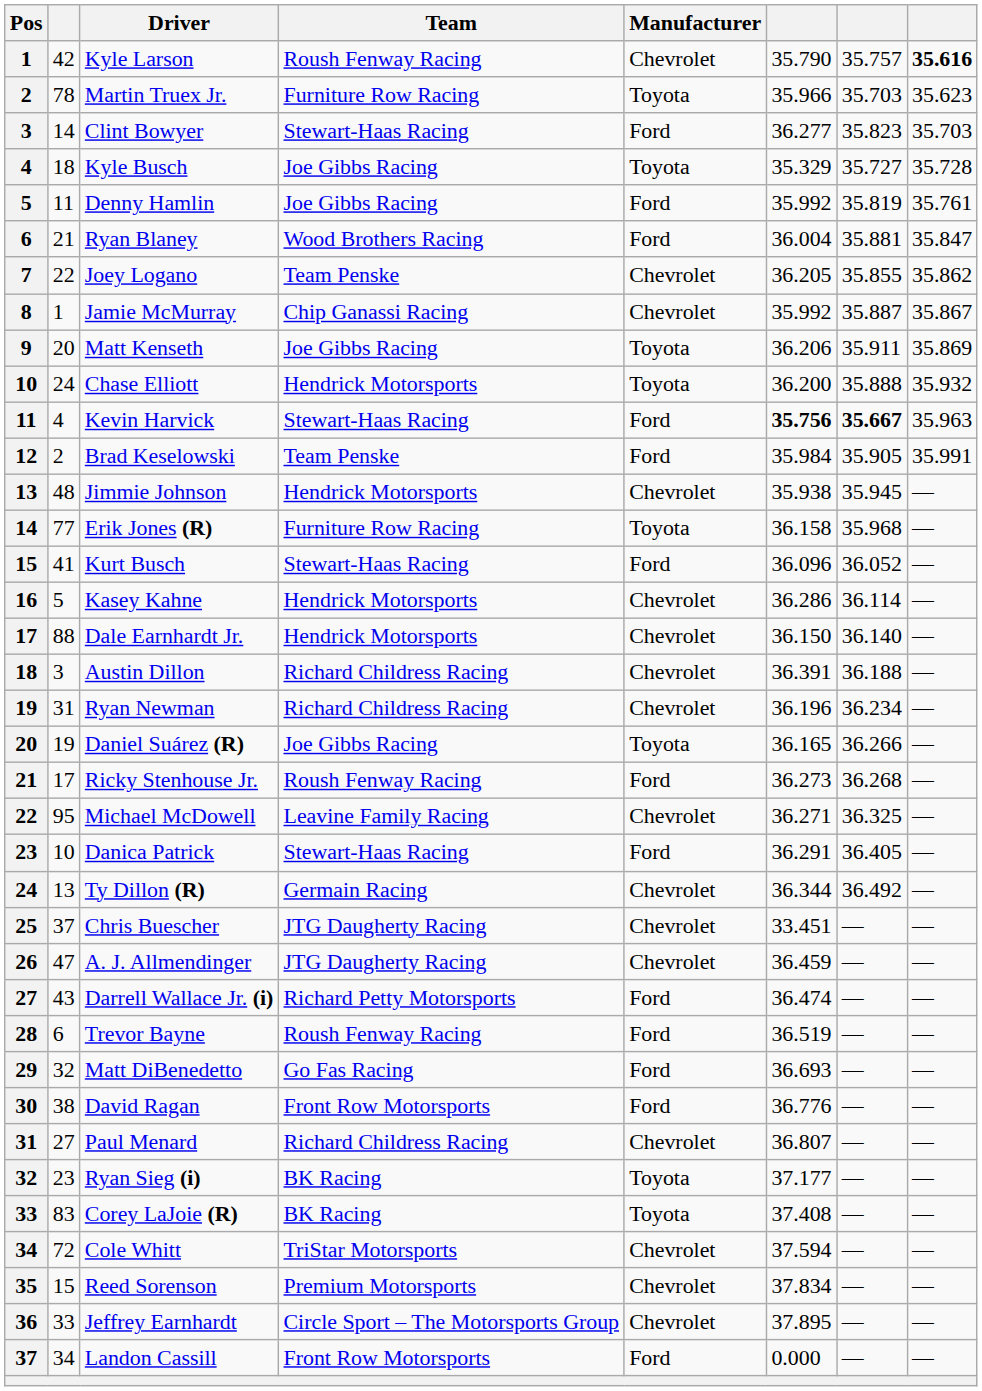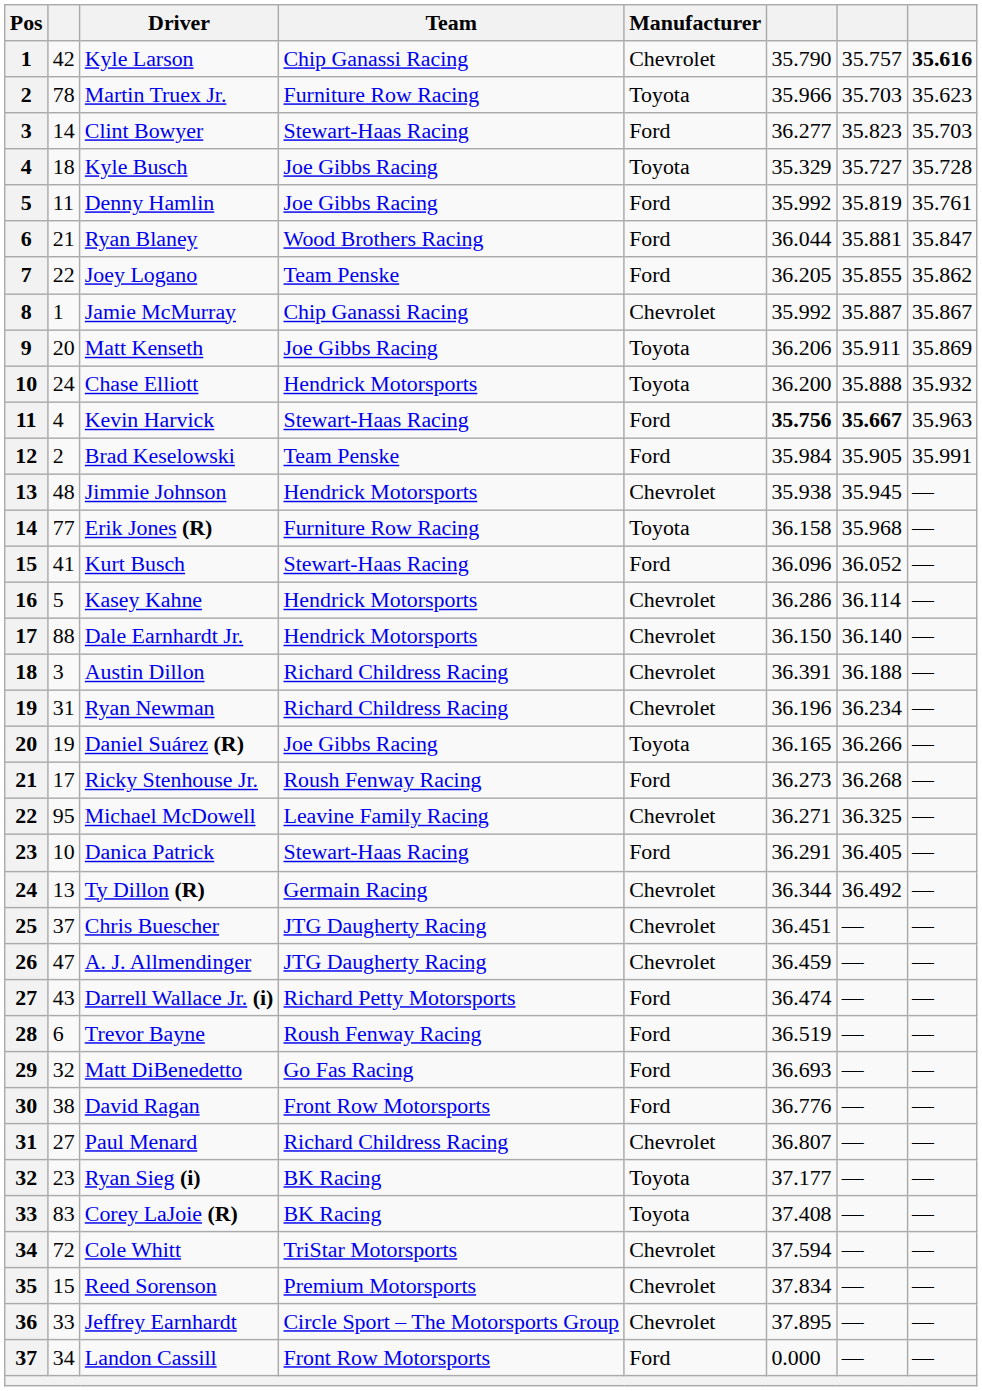(383, 58) Roush Fenway Racing -> (376, 58) Chip Ganassi Racing
(801, 239) 36.004 -> (801, 239) 36.044
(672, 275) Chevrolet -> (650, 275) Ford
(801, 924) 33.451 -> (801, 924) 36.451
